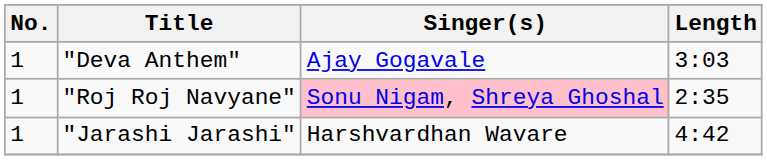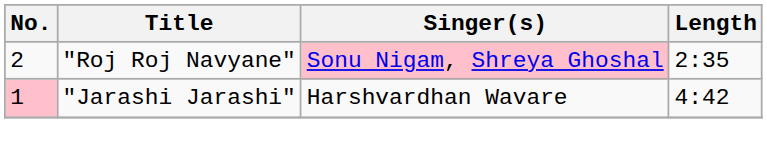- row: (152, 61)
(17, 98) 1 -> (17, 61) 2
(17, 135) no background -> (17, 98) pink background
